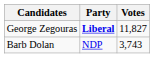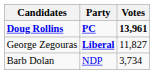+ row: (35, 28)
(131, 45) 3,743 -> (131, 61) 3,734
